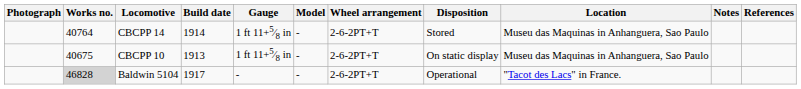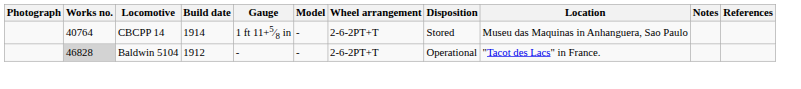- row: (141, 55)
(194, 75) 1917 -> (194, 52) 1912
